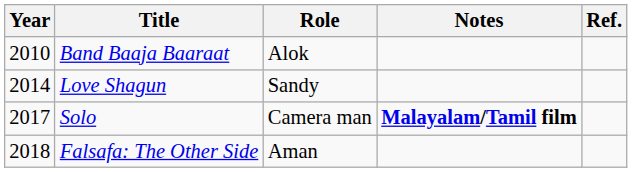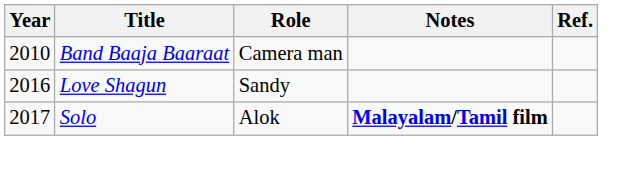(288, 53) Alok -> (291, 53) Camera man
(30, 85) 2014 -> (30, 85) 2016
(320, 118) Camera man -> (259, 118) Alok
- row: (159, 150)
